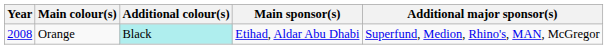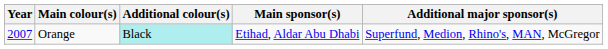(20, 34) 2008 -> (20, 34) 2007
